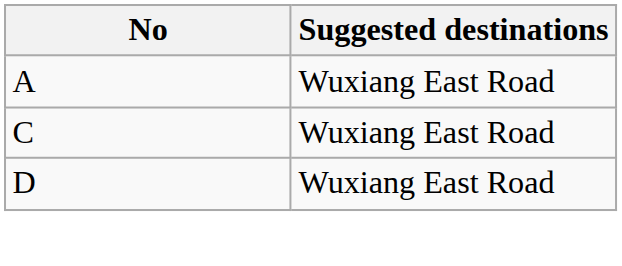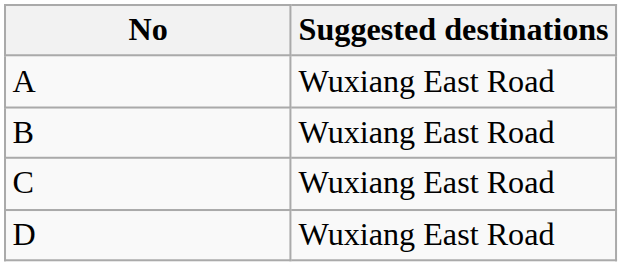+ row: (23, 132)
